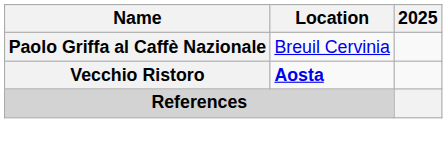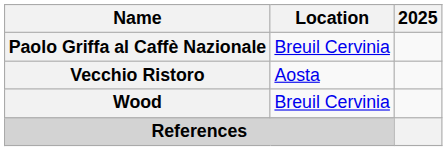(299, 74) bold -> (297, 74) normal
+ row: (137, 103)
